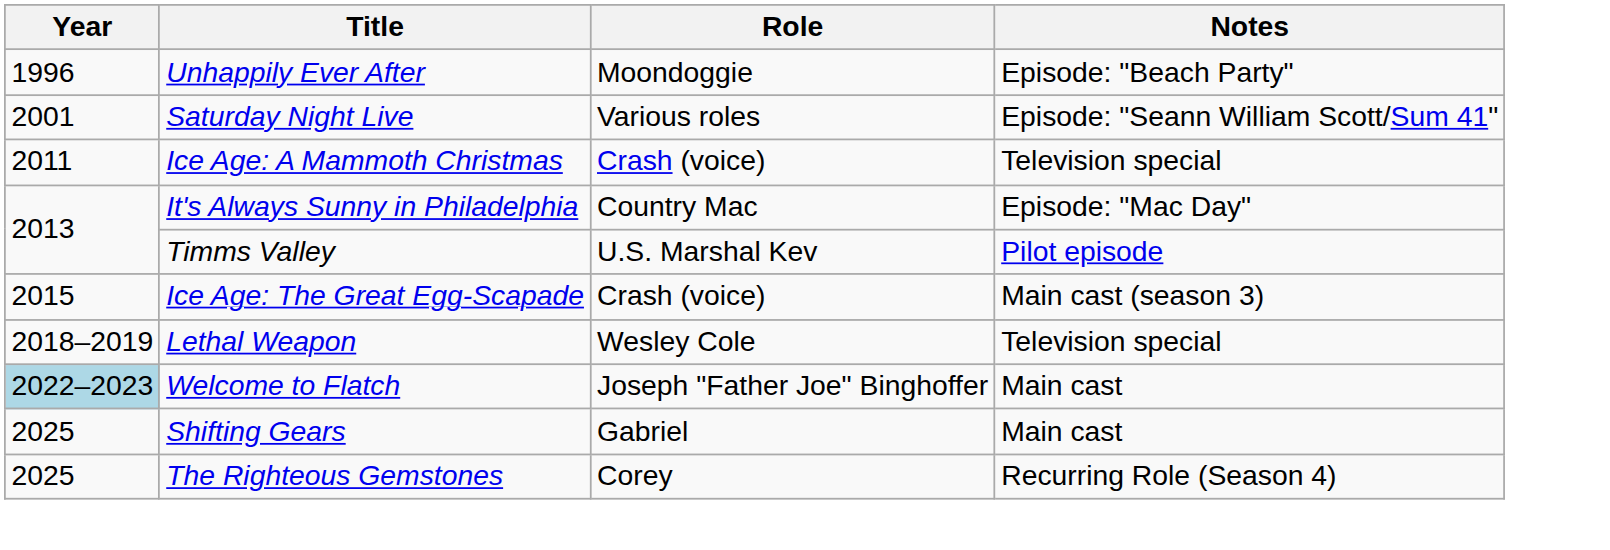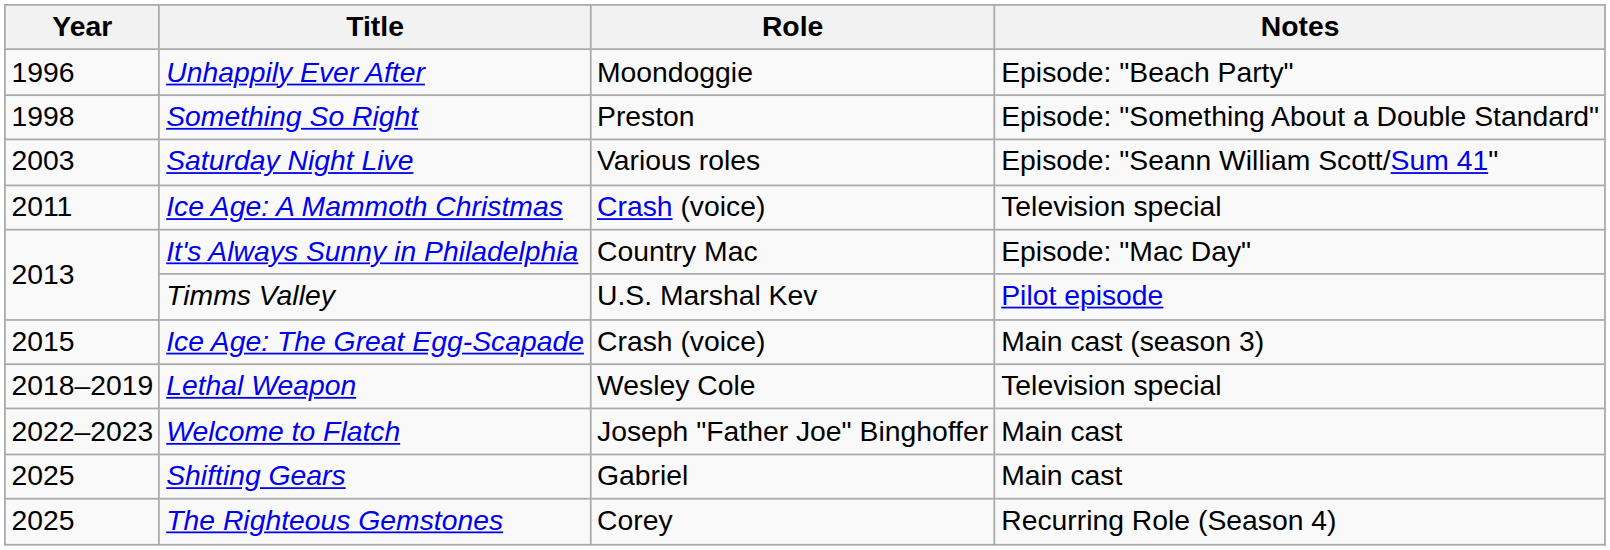+ row: (292, 116)
(43, 116) 2001 -> (43, 161) 2003
(82, 386) lightblue background -> (82, 431) no background
